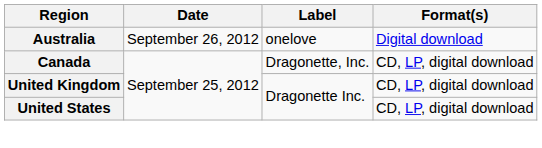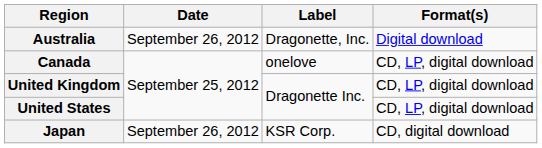(291, 39) onelove -> (317, 39) Dragonette, Inc.
(317, 62) Dragonette, Inc. -> (291, 62) onelove
+ row: (64, 131)
